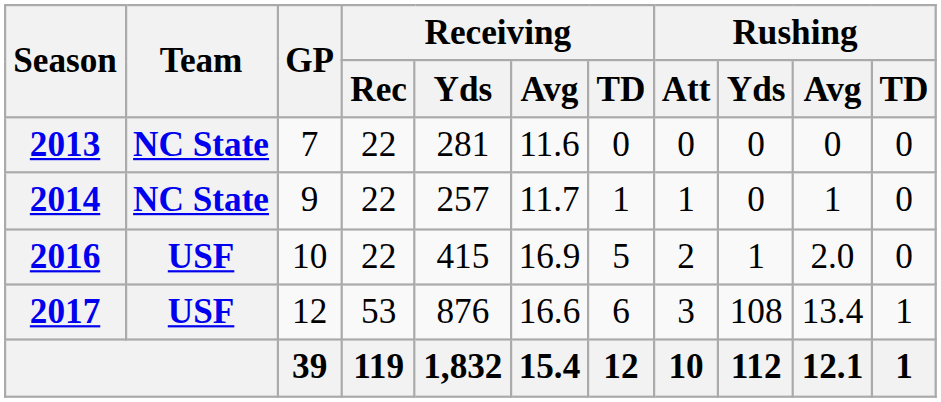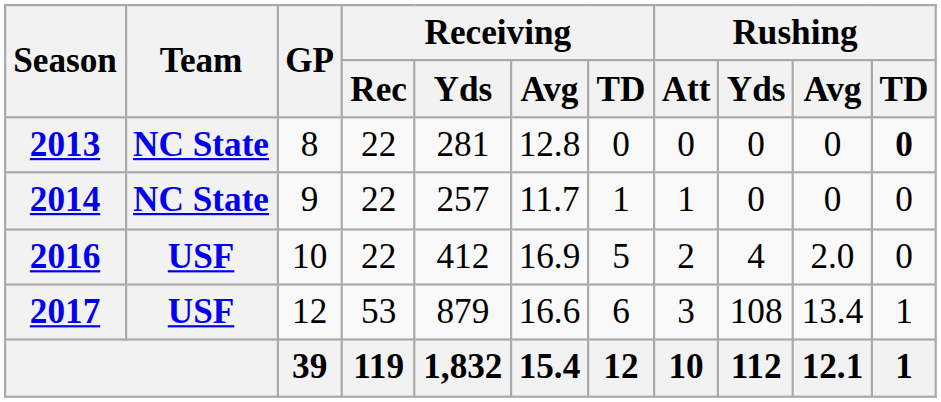(310, 144) 7 -> (310, 144) 8
(549, 144) 11.6 -> (549, 144) 12.8
(904, 144) normal -> (904, 144) bold
(832, 199) 1 -> (832, 199) 0
(463, 255) 415 -> (463, 255) 412
(756, 255) 1 -> (756, 255) 4
(463, 311) 876 -> (463, 311) 879
